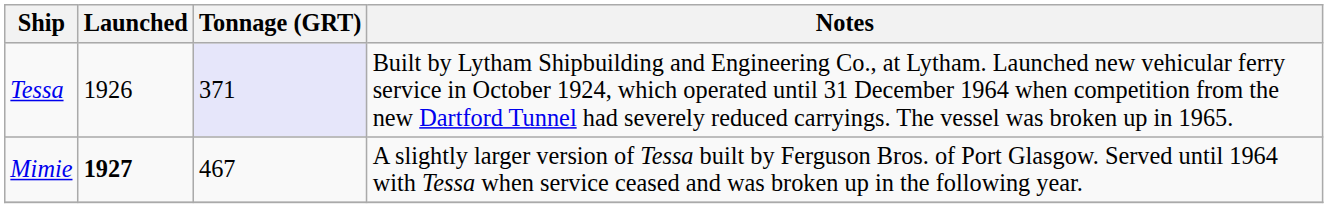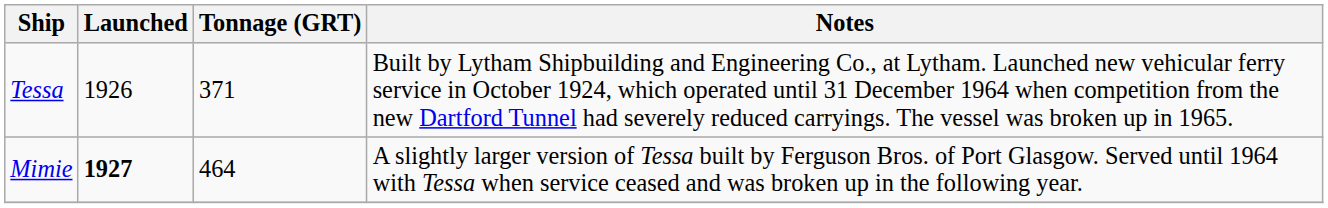(217, 89) lavender background -> (217, 89) no background
(217, 169) 467 -> (217, 169) 464
